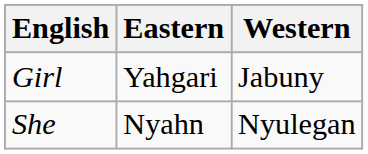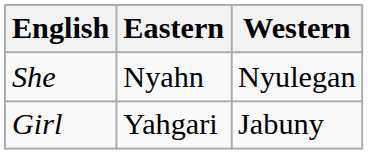rows swapped: (34, 124) <-> (37, 76)
